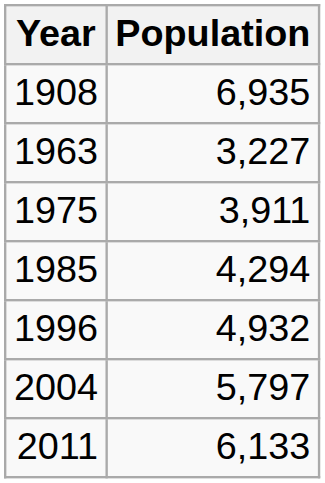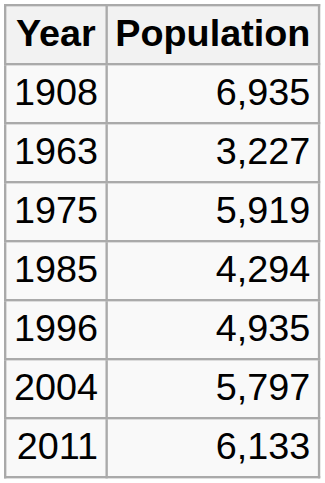(265, 211) 3,911 -> (263, 211) 5,919
(263, 329) 4,932 -> (263, 329) 4,935
